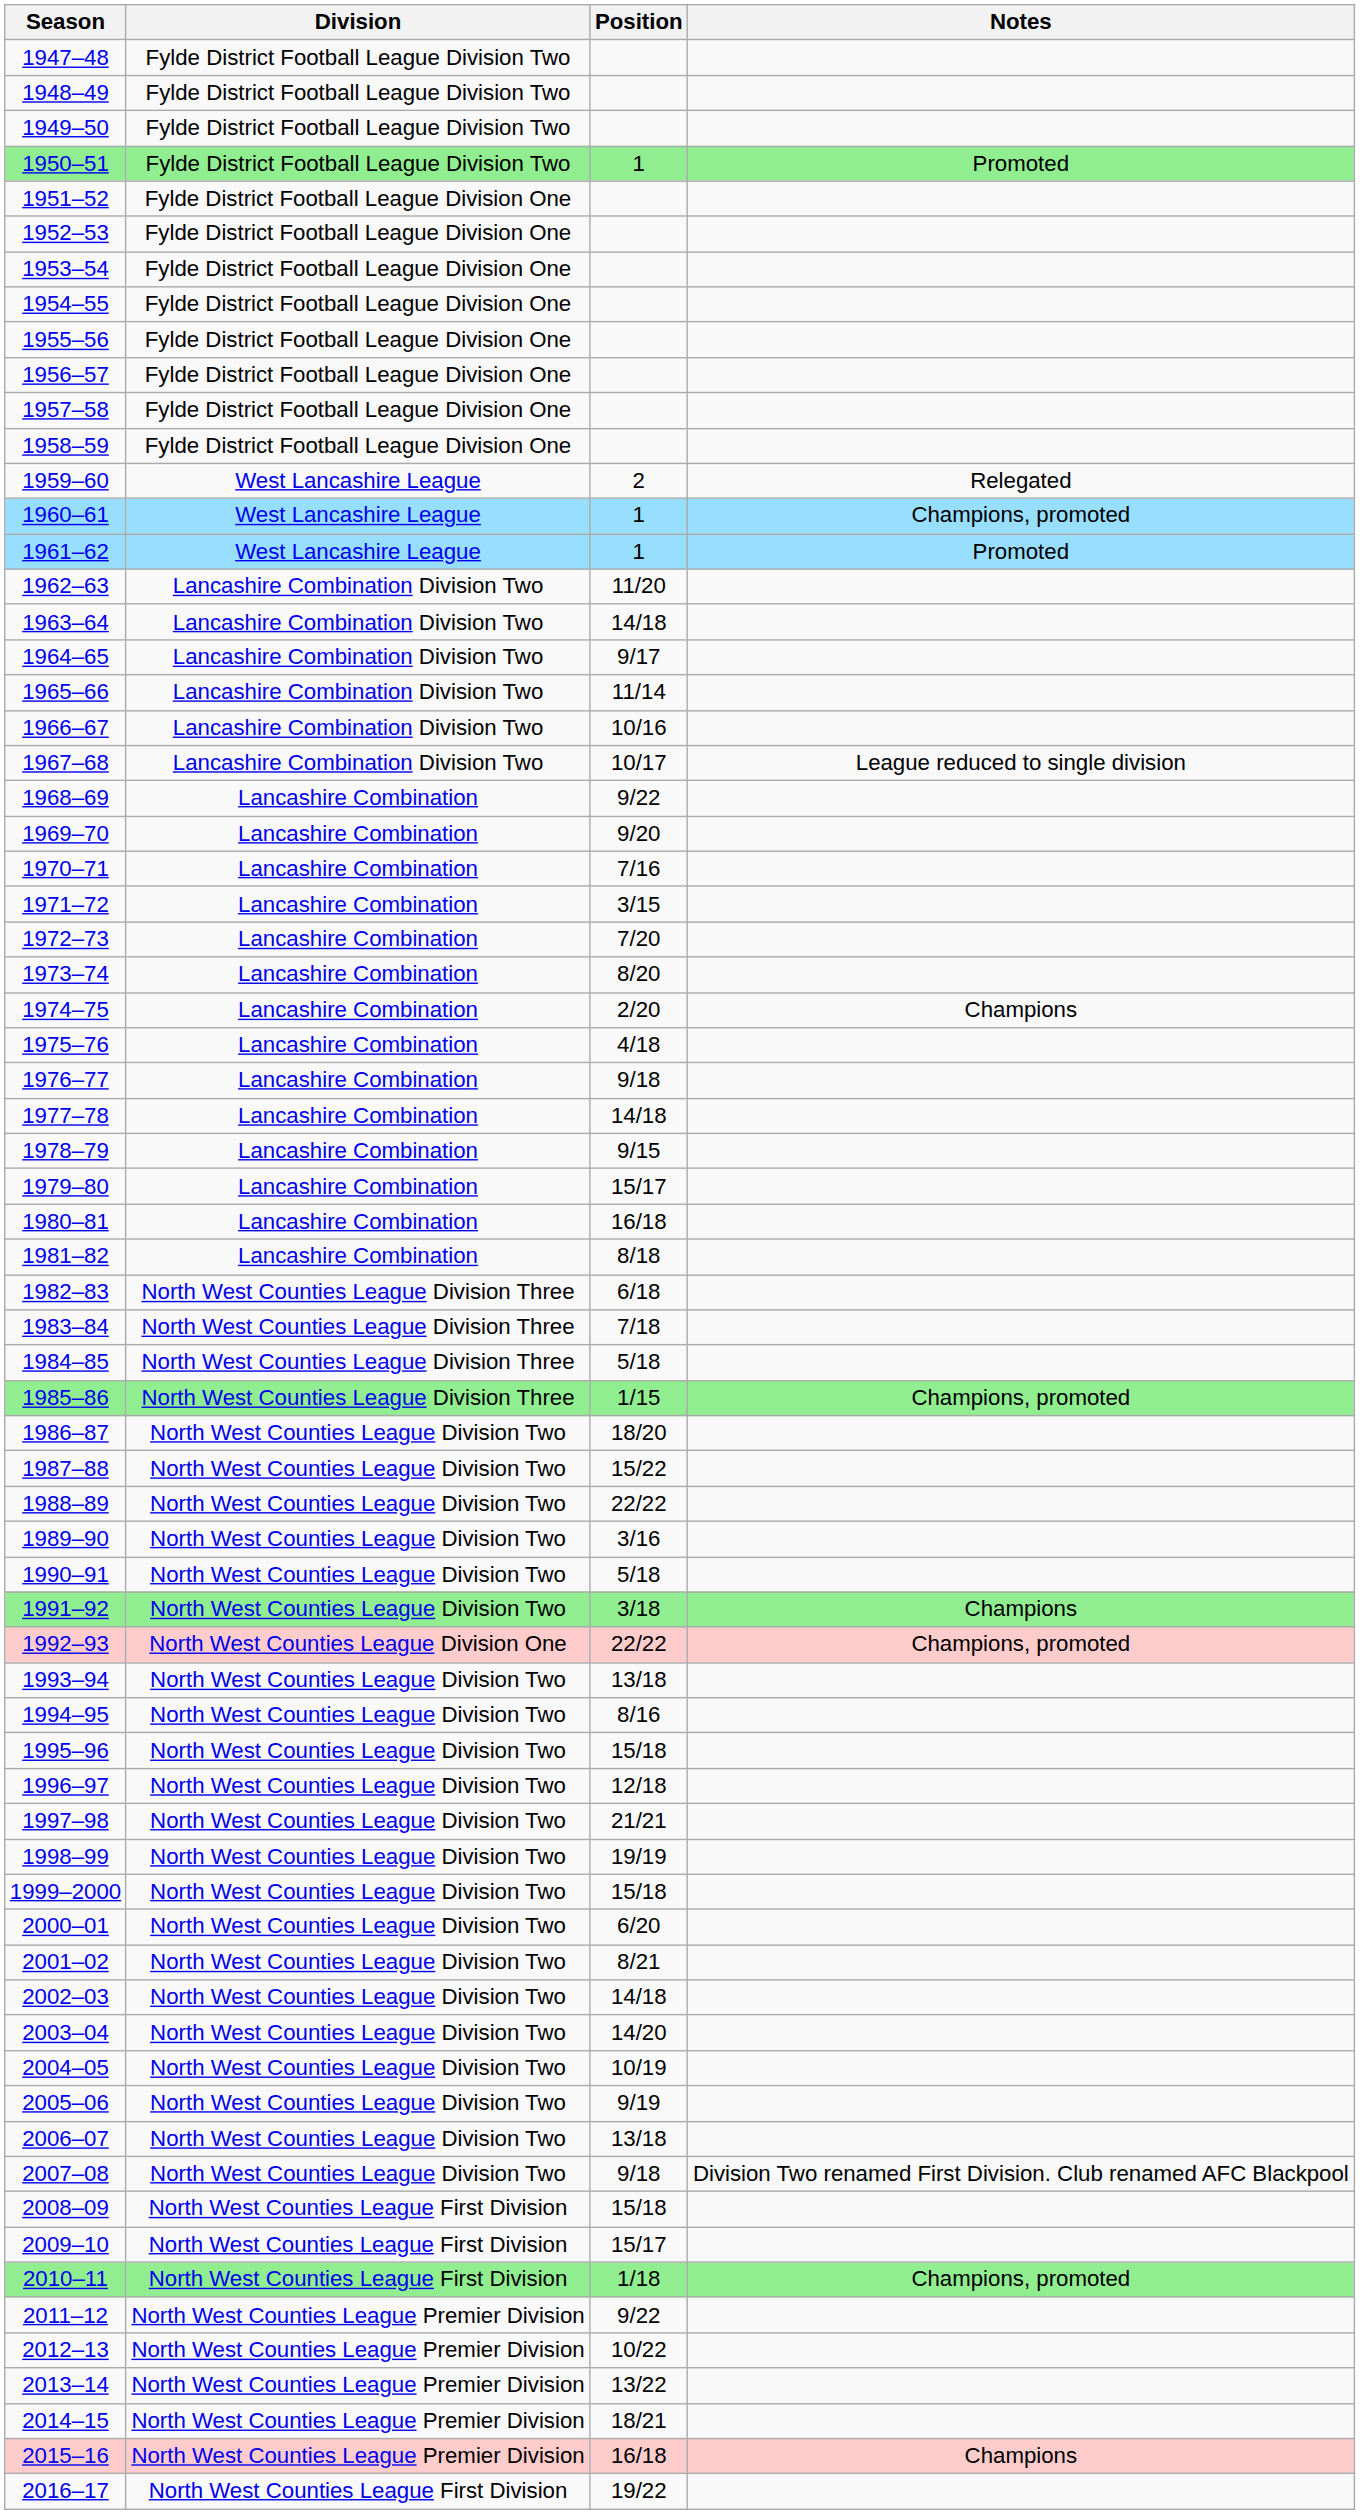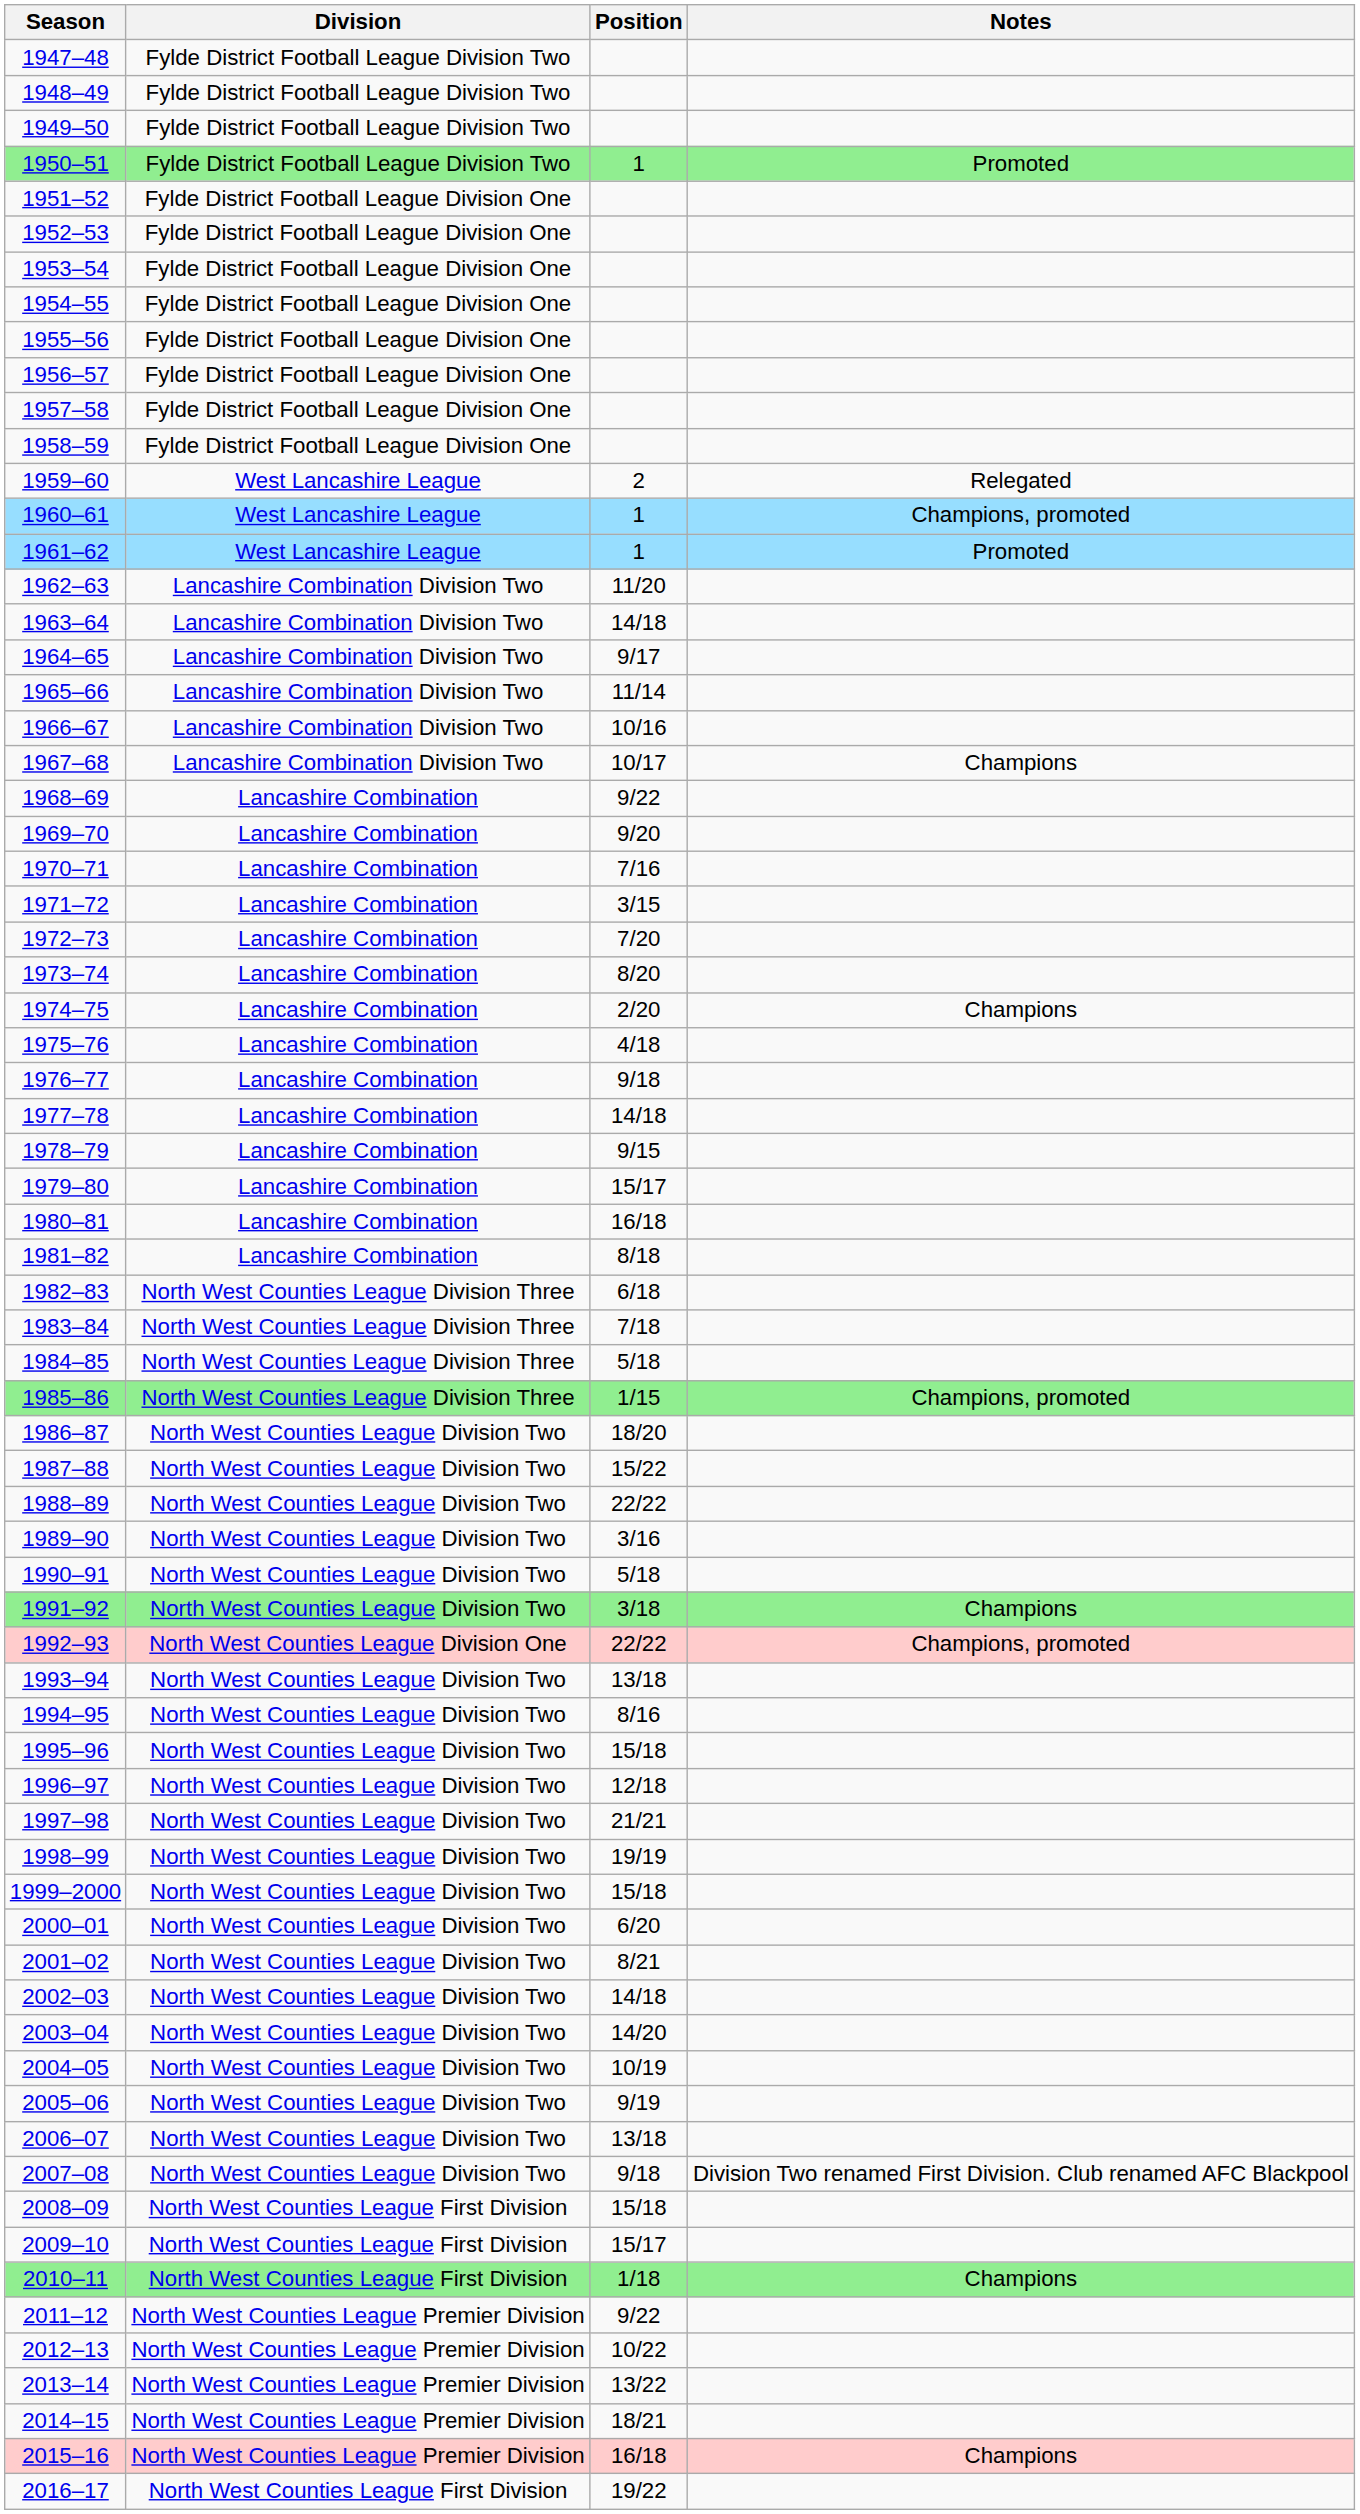(1021, 762) League reduced to single division -> (1021, 762) Champions
(1021, 2279) Champions, promoted -> (1021, 2279) Champions
